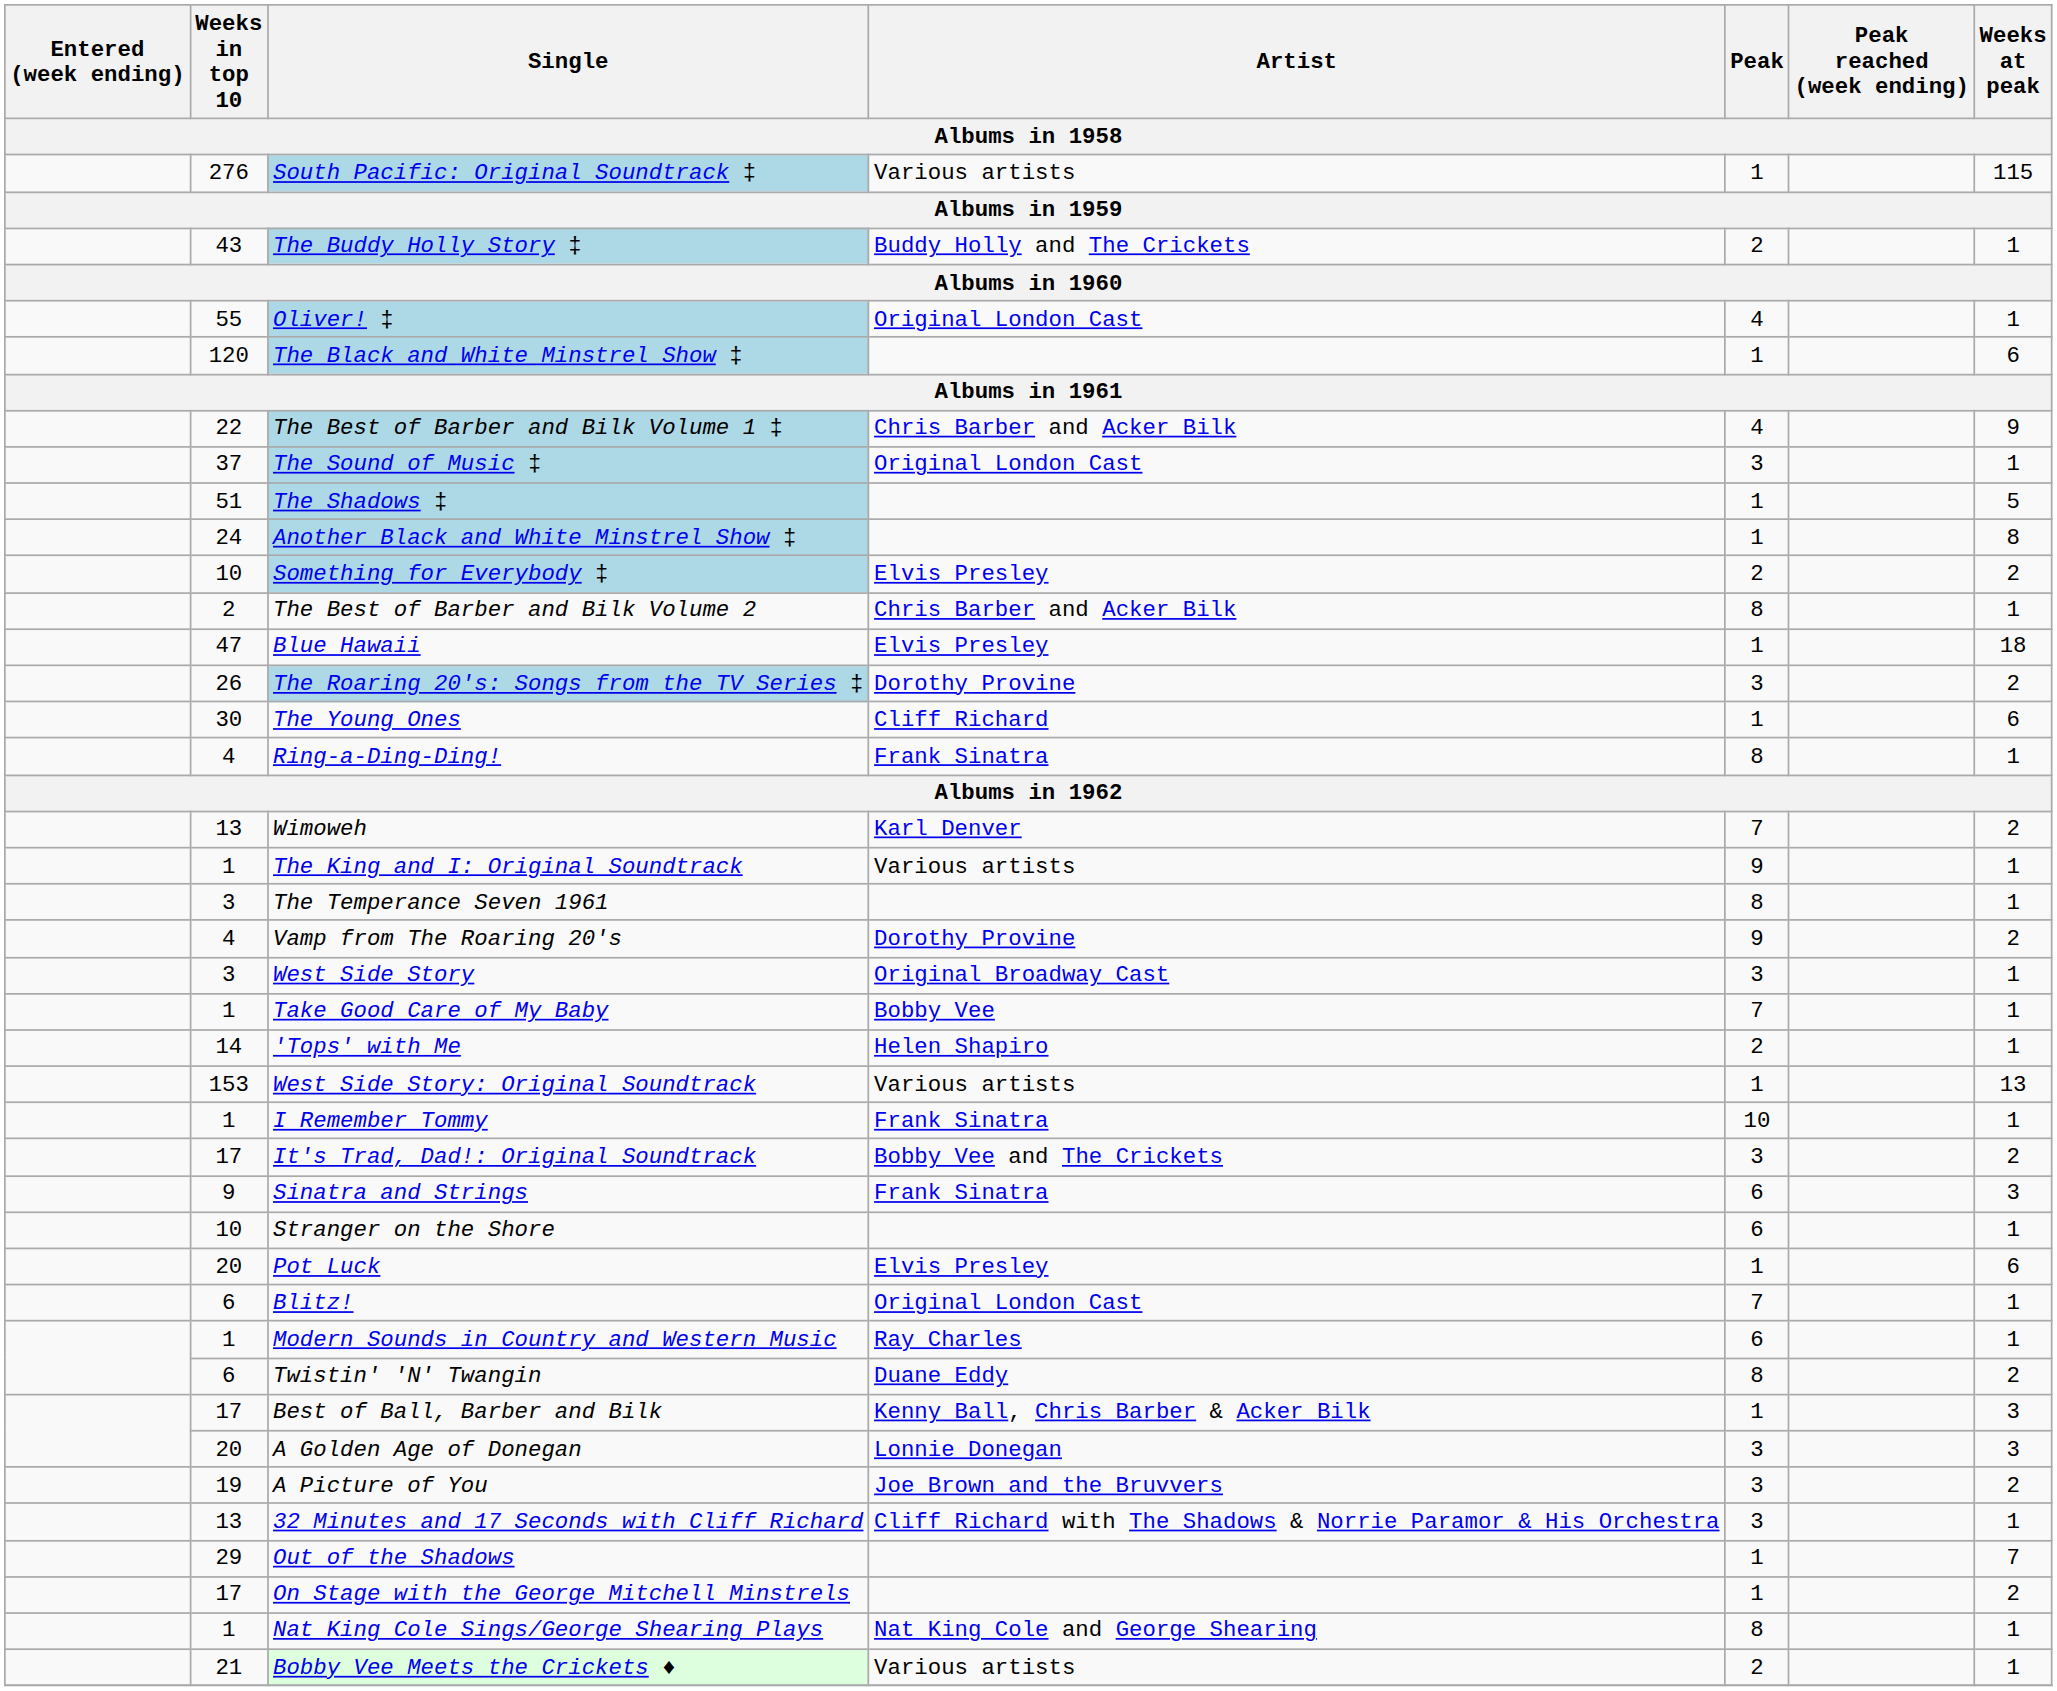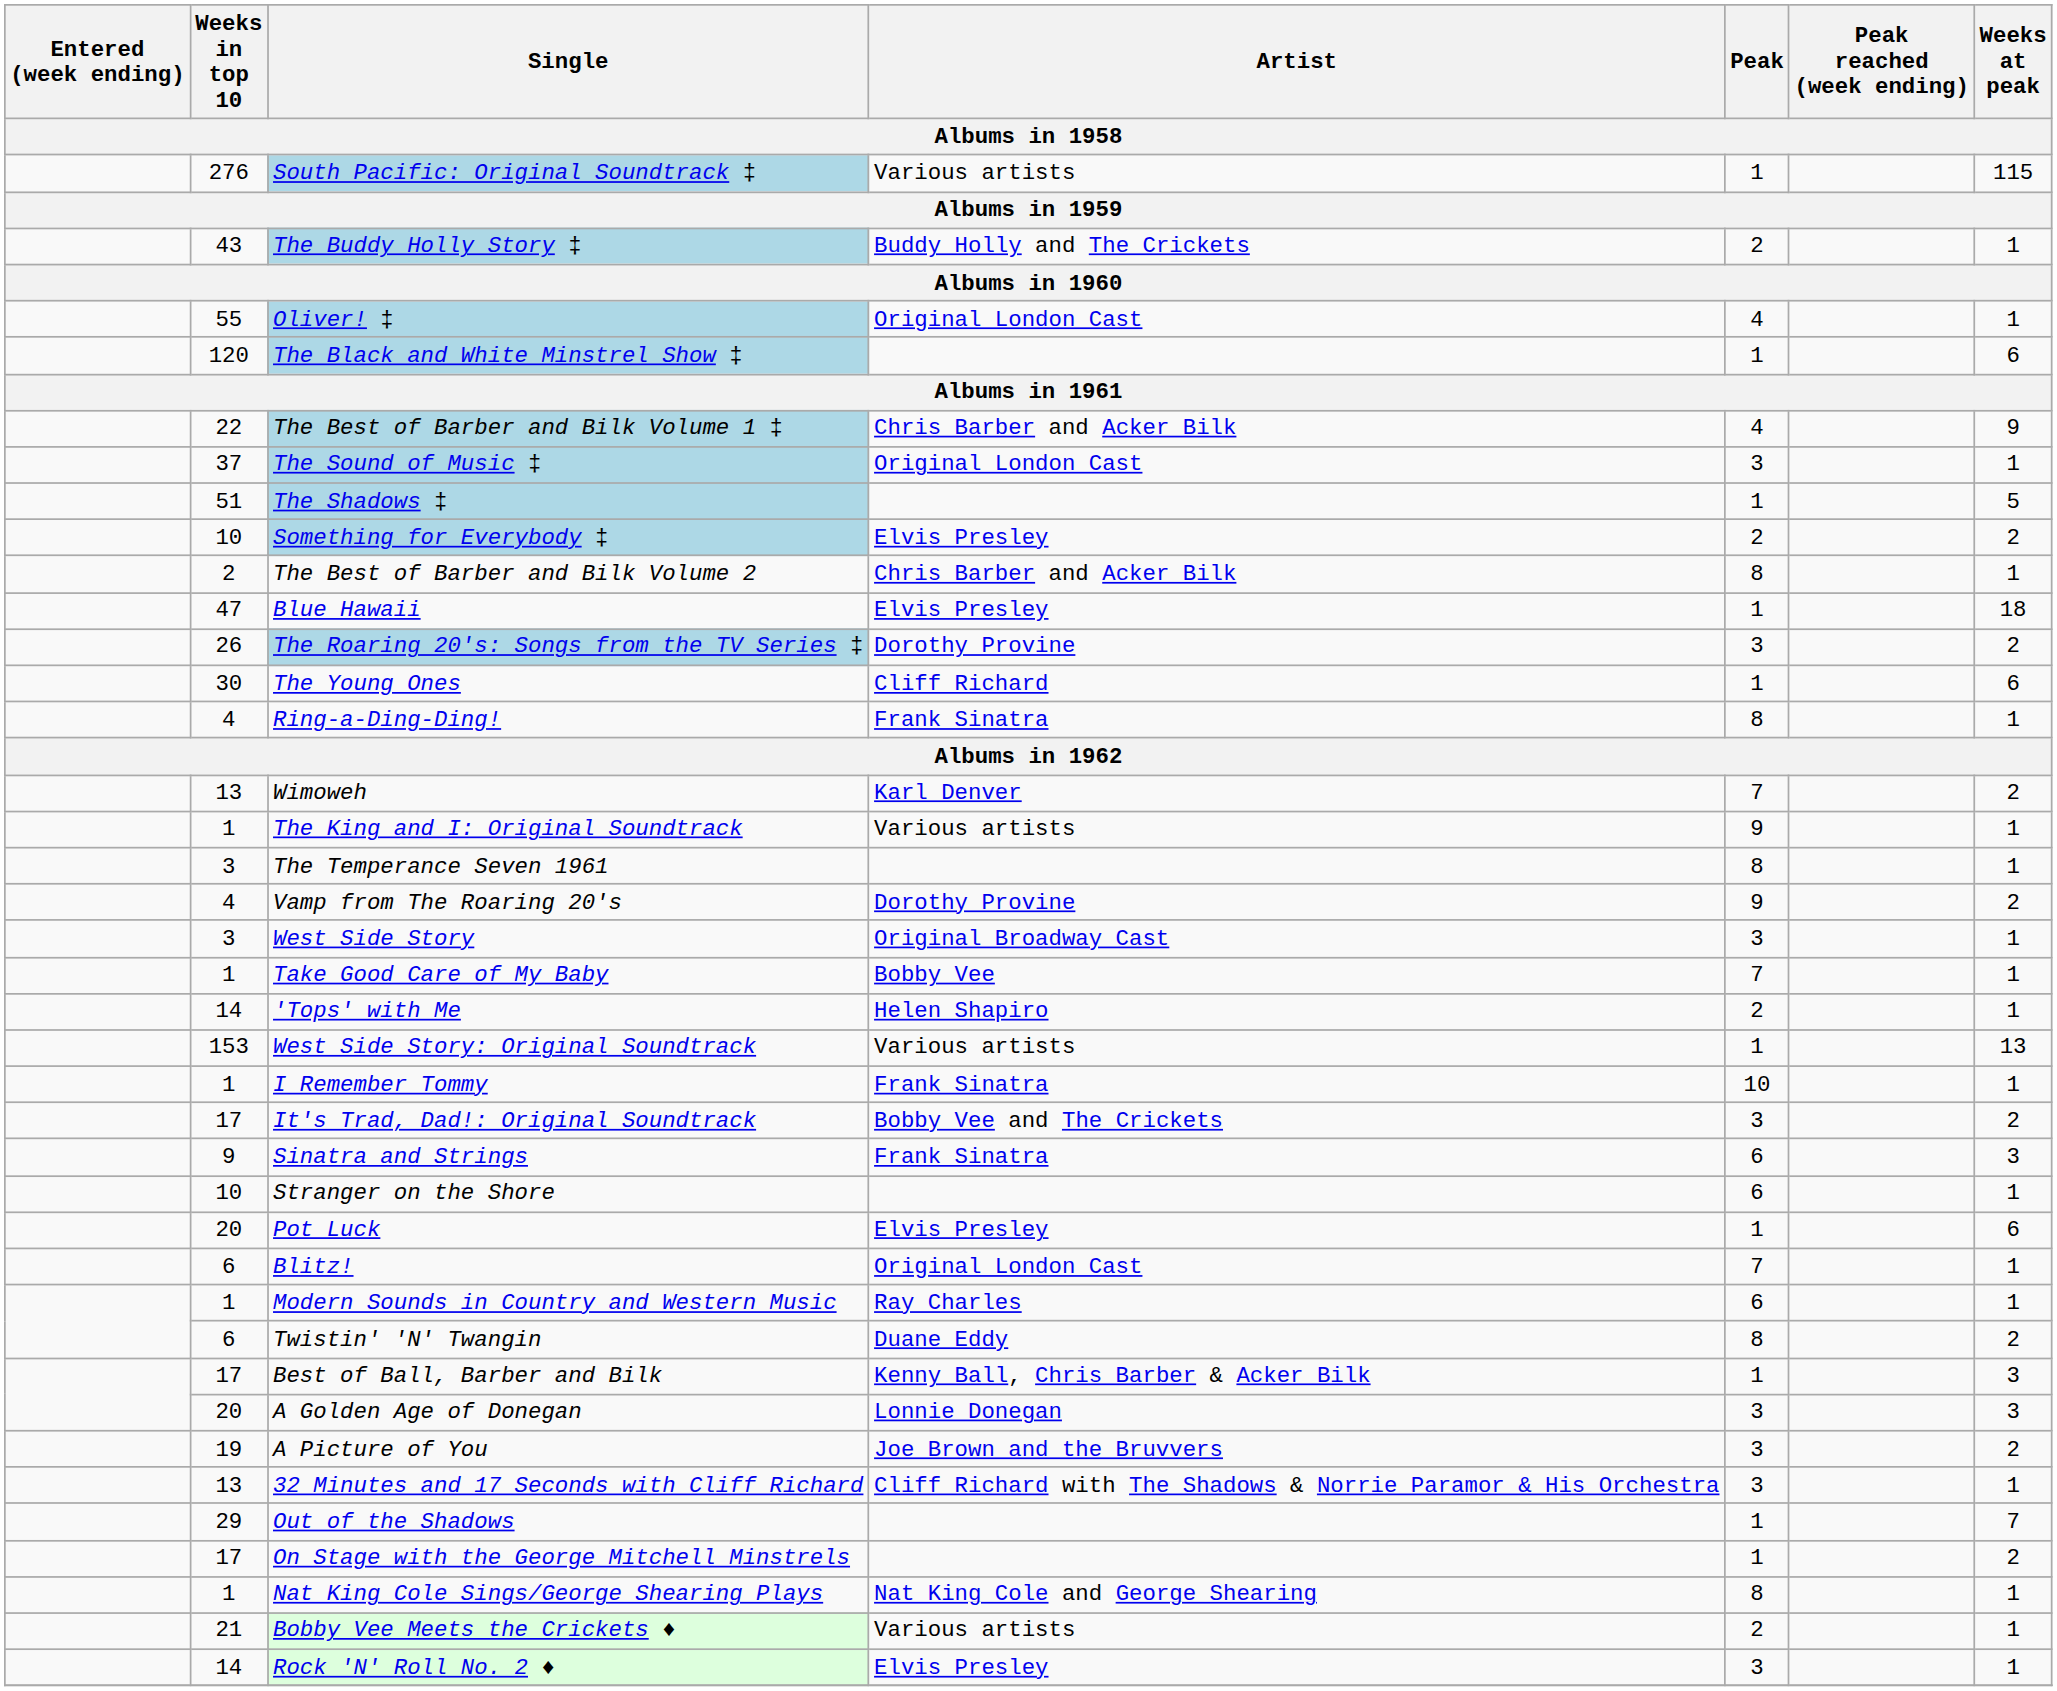- row: (535, 538)
+ row: (414, 1668)
